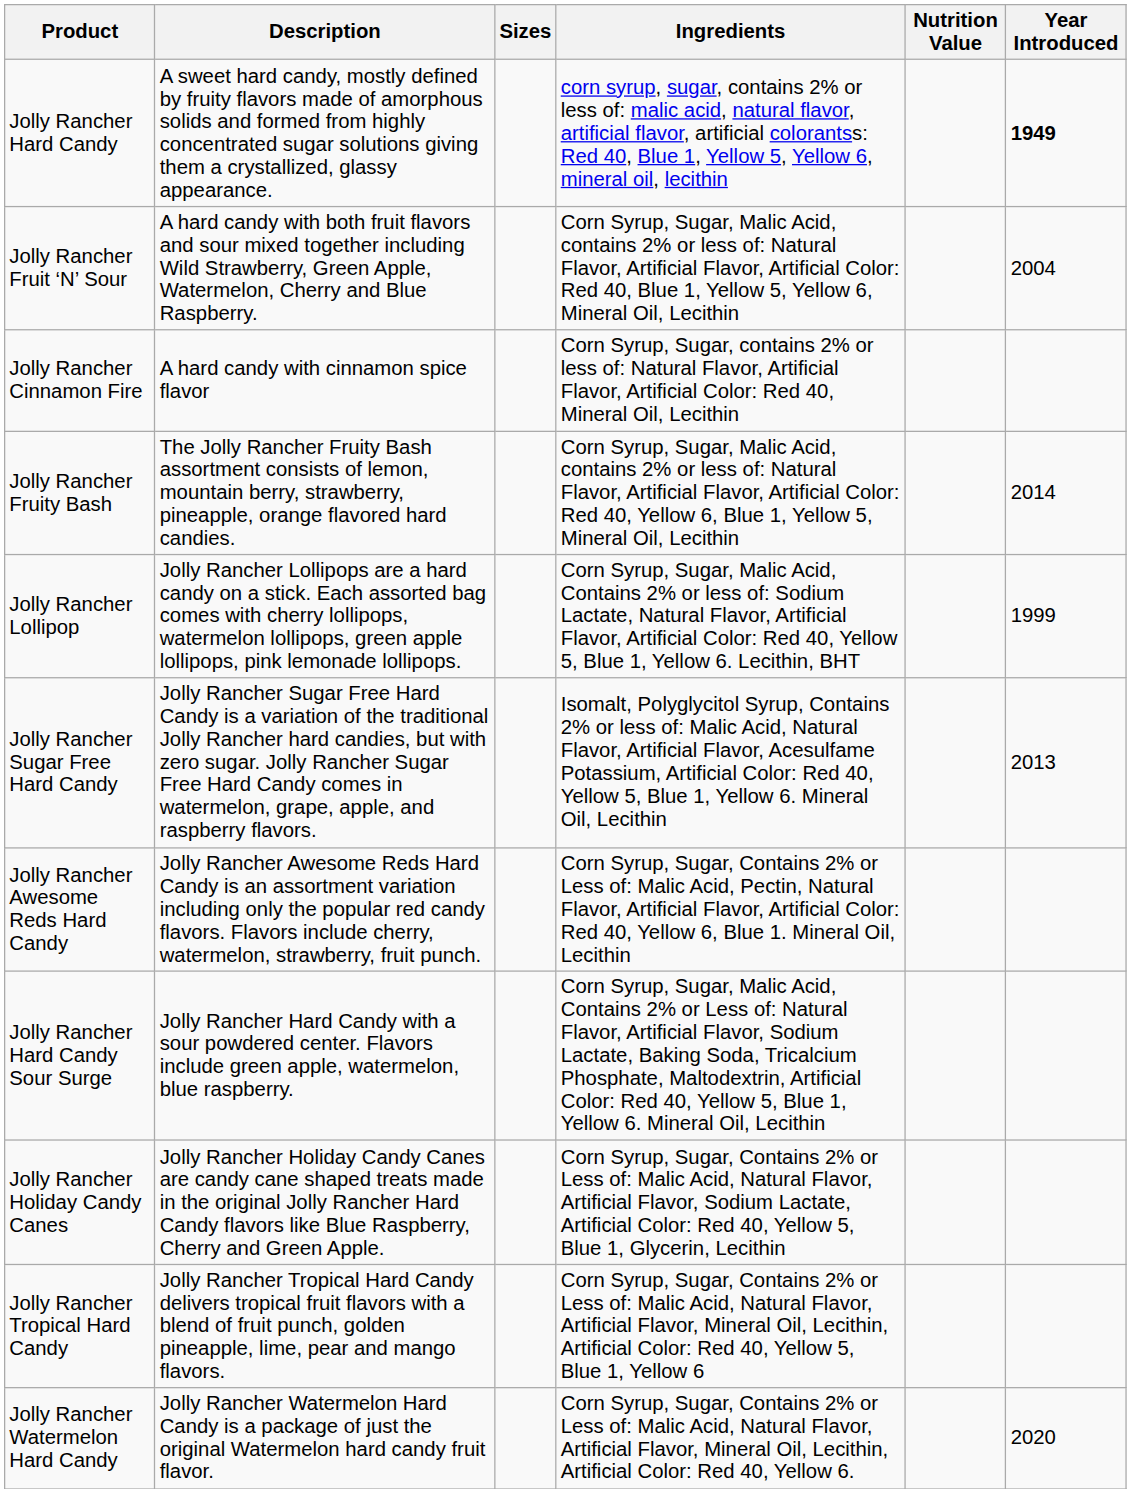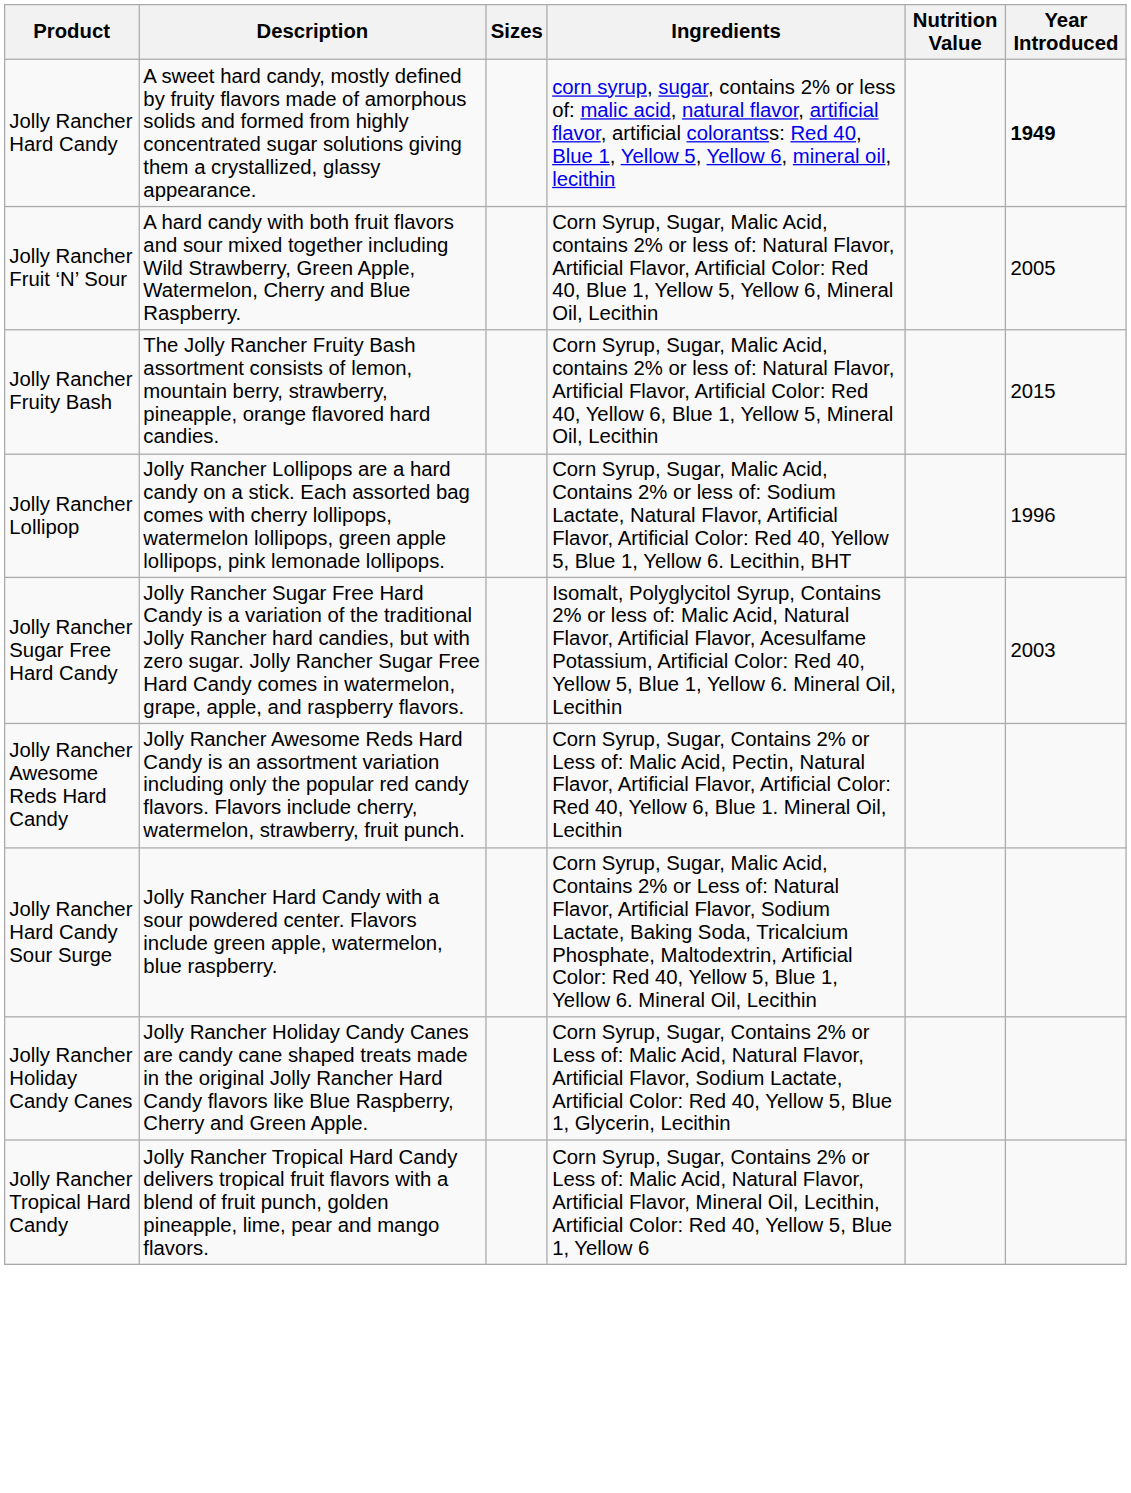(1033, 267) 2004 -> (1033, 267) 2005
- row: (76, 380)
(1033, 492) 2014 -> (1033, 391) 2015
(1033, 616) 1999 -> (1033, 515) 1996
(1033, 762) 2013 -> (1033, 650) 2003
- row: (71, 1438)
